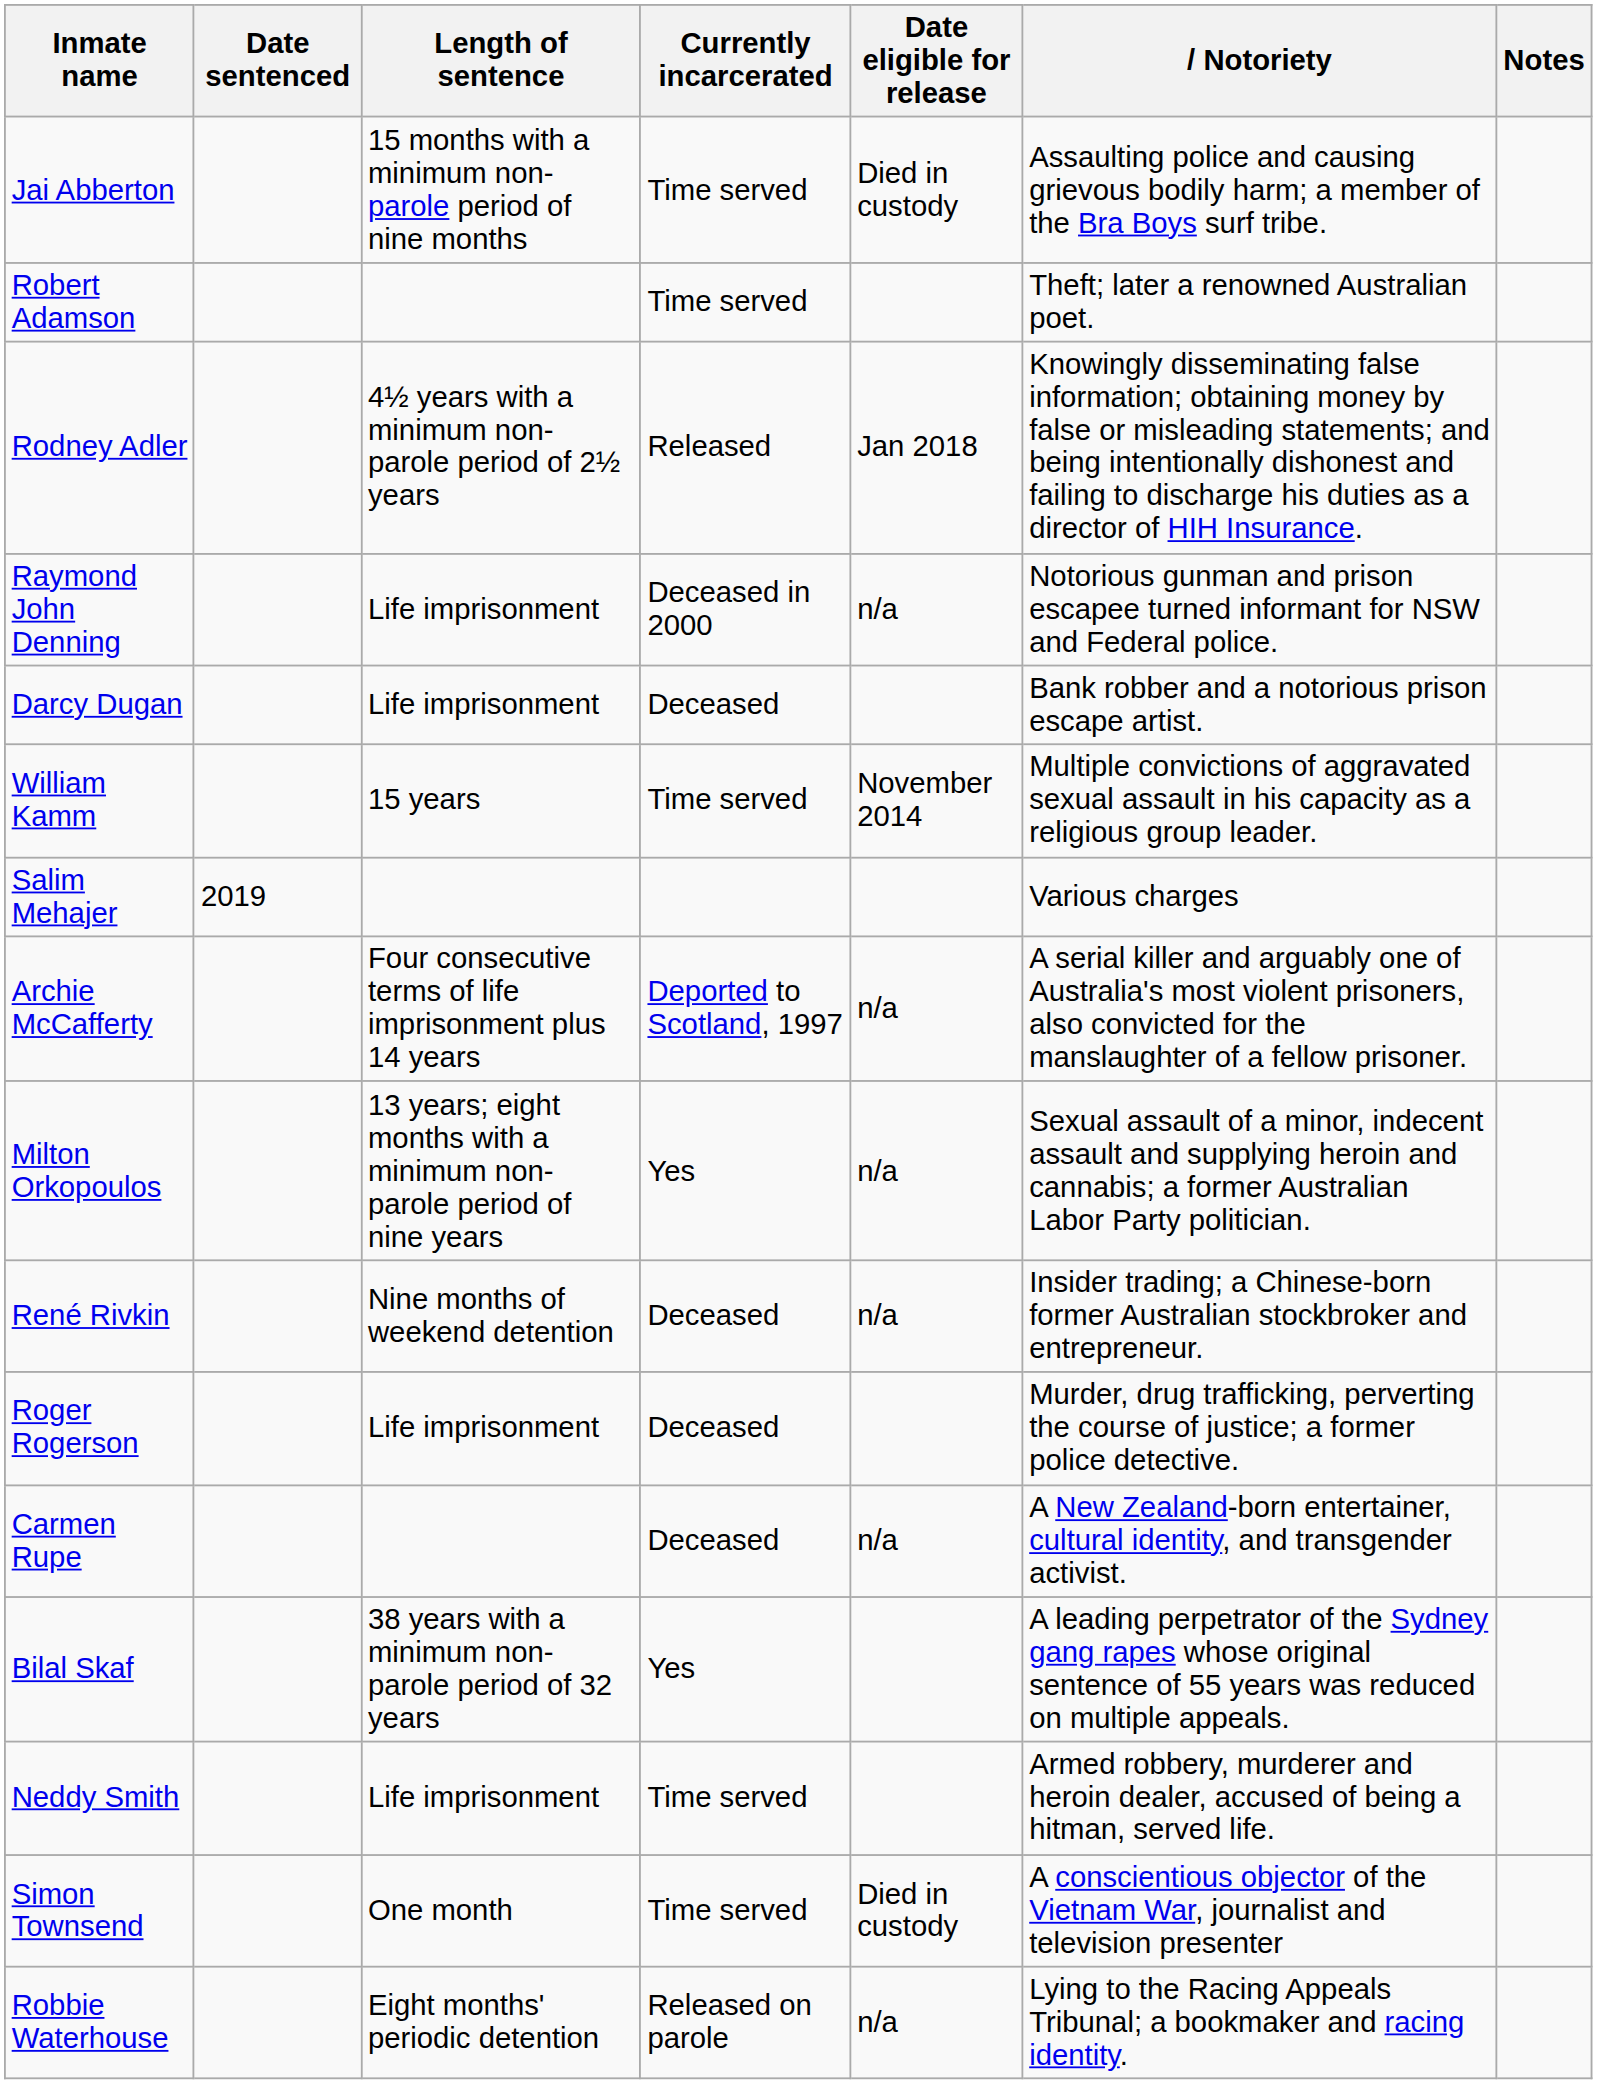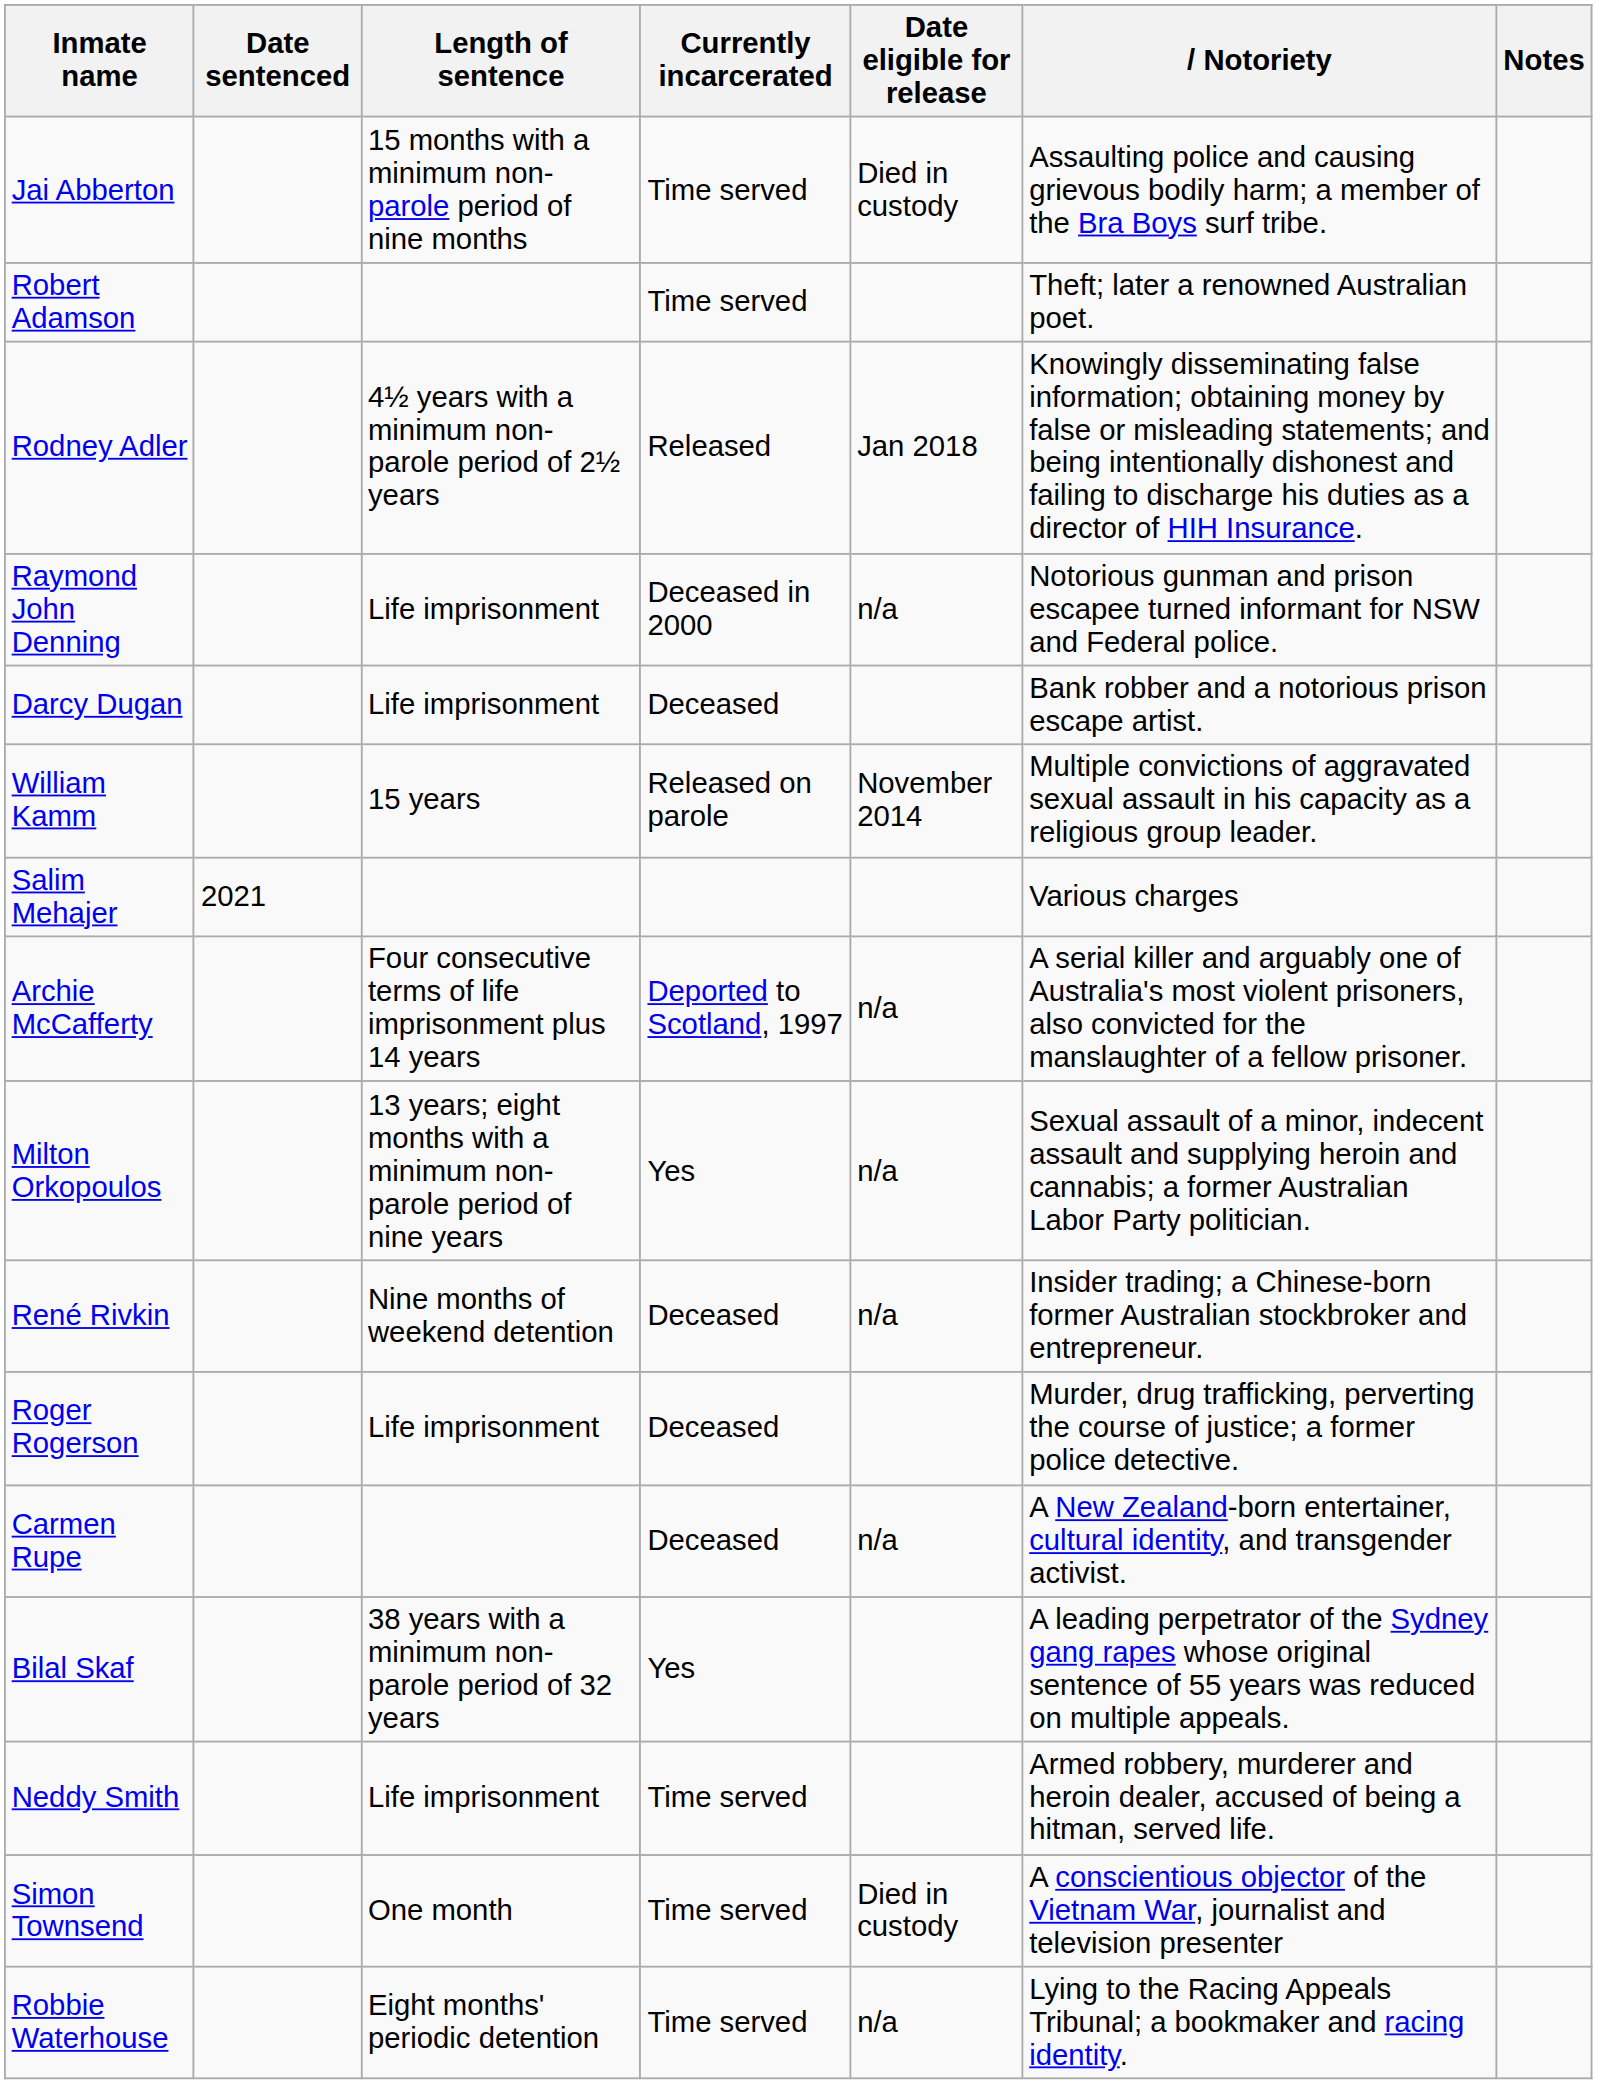(727, 800) Time served -> (730, 800) Released on parole
(234, 896) 2019 -> (234, 896) 2021
(730, 2022) Released on parole -> (727, 2022) Time served
